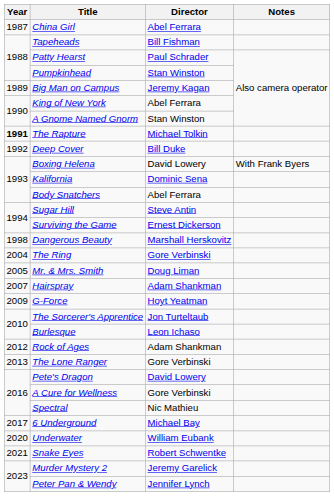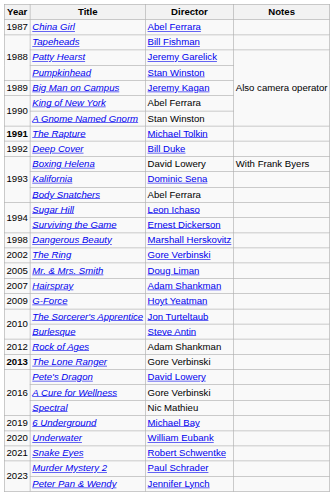(178, 57) Paul Schrader -> (182, 57) Jeremy Garelick
(172, 210) Steve Antin -> (174, 210) Leon Ichaso
(17, 255) 2004 -> (17, 255) 2002
(174, 331) Leon Ichaso -> (172, 331) Steve Antin
(17, 362) normal -> (17, 362) bold
(17, 423) 2017 -> (17, 423) 2019
(182, 468) Jeremy Garelick -> (178, 468) Paul Schrader
